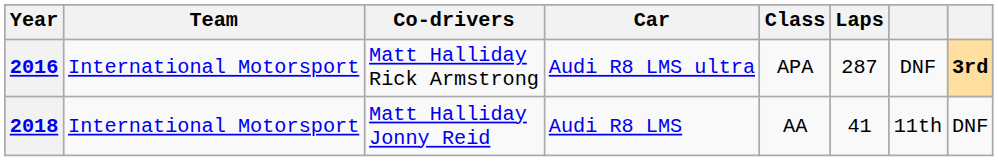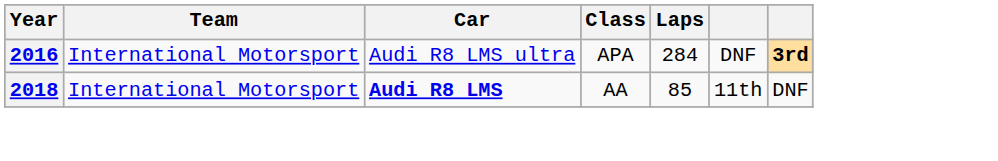- column: (454, 22)
(860, 68) 287 -> (680, 56) 284
(616, 126) normal -> (436, 90) bold
(860, 126) 41 -> (680, 90) 85
